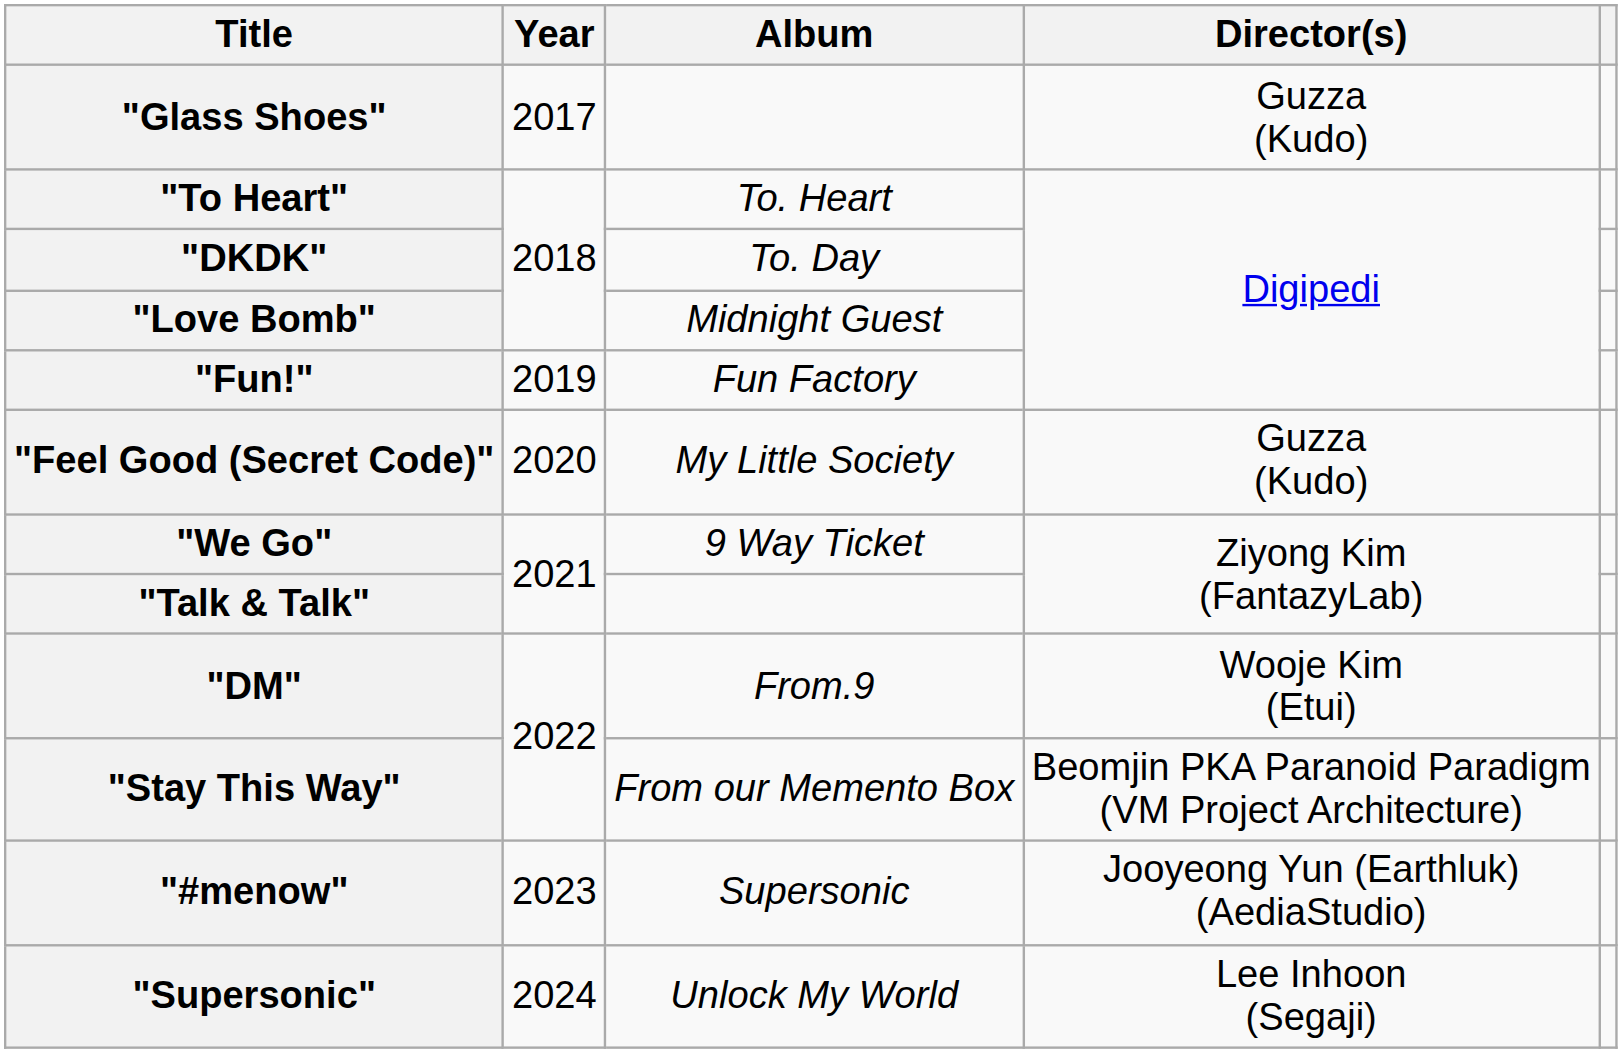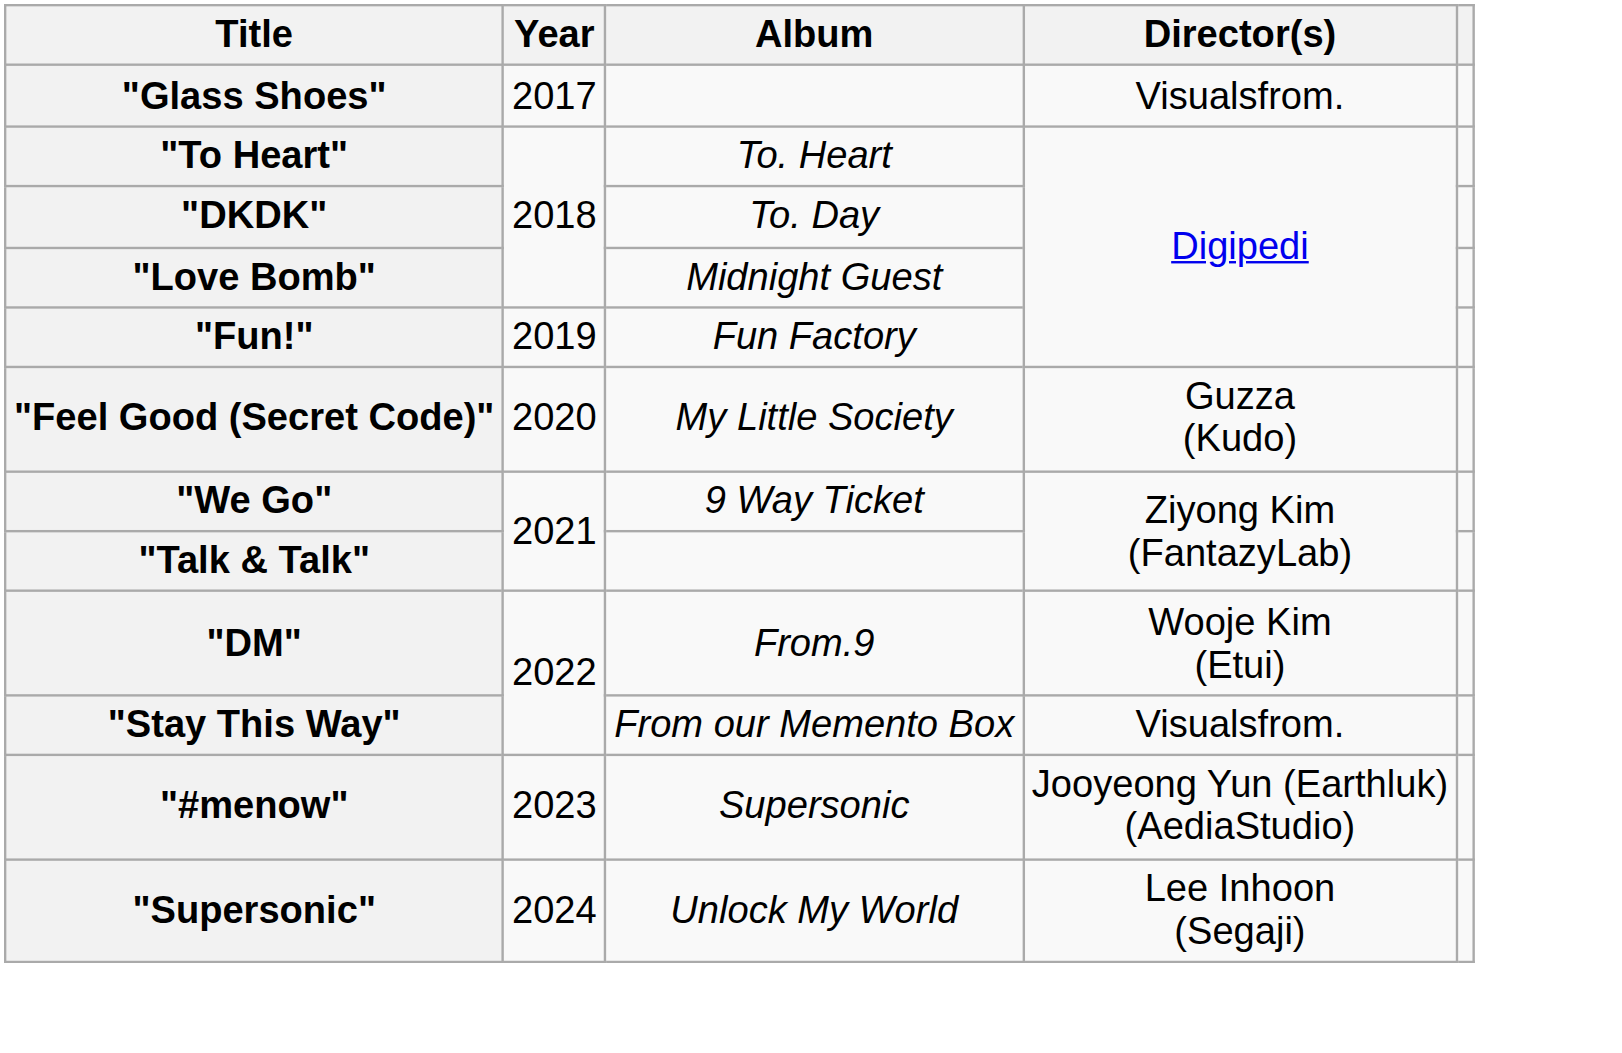(1311, 116) Guzza (Kudo) -> (1240, 95) Visualsfrom.
(1311, 788) Beomjin PKA Paranoid Paradigm (VM Project Architecture) -> (1240, 724) Visualsfrom.
